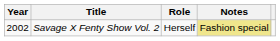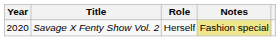(18, 28) 2002 -> (18, 28) 2020
